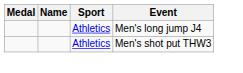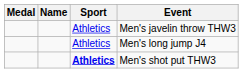+ row: (178, 29)
(91, 45) normal -> (93, 60) bold
